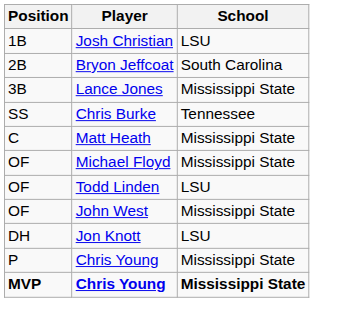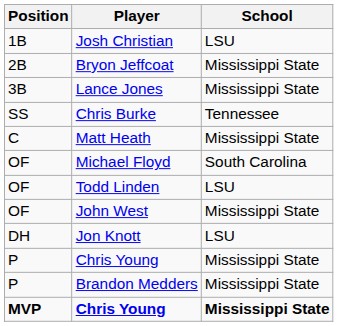(231, 65) South Carolina -> (262, 65) Mississippi State
(238, 162) Mississippi State -> (256, 162) South Carolina
+ row: (13, 284)
